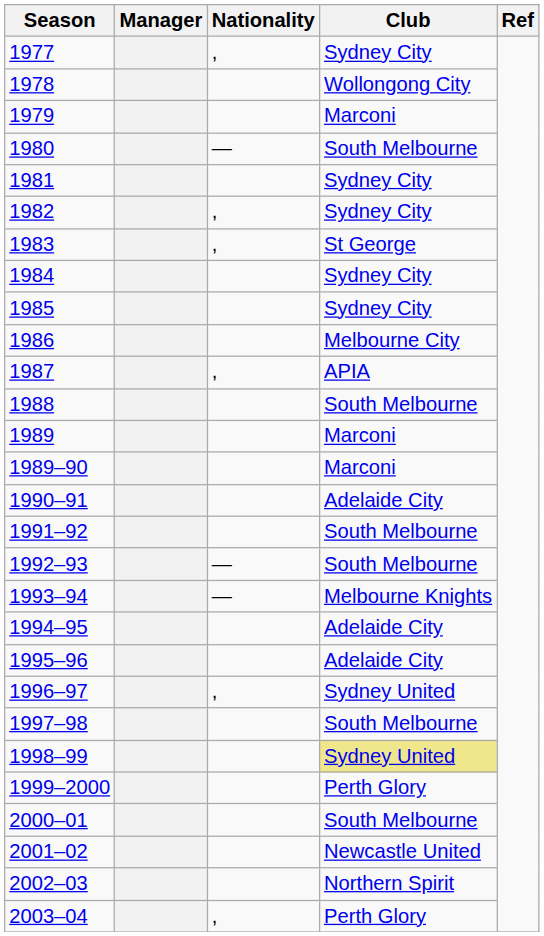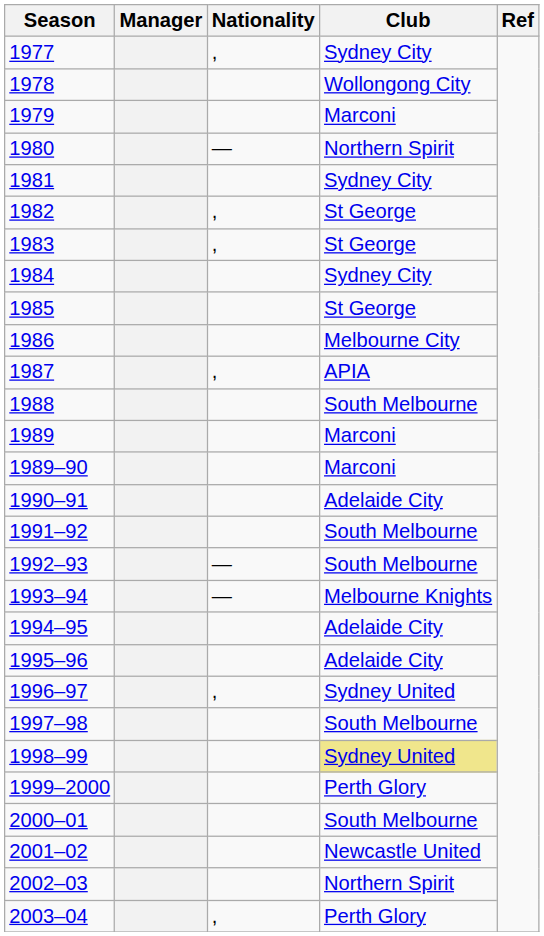(401, 148) South Melbourne -> (389, 148) Northern Spirit
(378, 212) Sydney City -> (370, 212) St George
(378, 308) Sydney City -> (370, 308) St George
